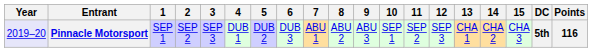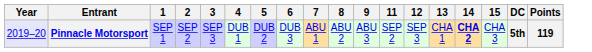- column: (392, 12)
(493, 33) normal -> (468, 33) bold
(570, 33) 116 -> (545, 33) 119
